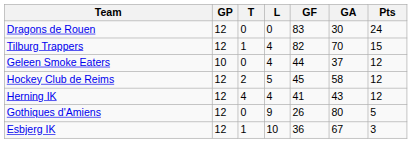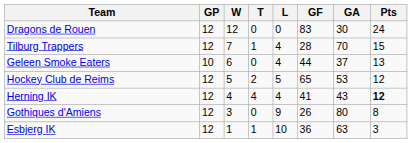+ column: (236, 12)
(298, 46) 82 -> (305, 46) 28
(376, 63) 12 -> (379, 63) 13
(298, 79) 45 -> (305, 79) 65
(337, 79) 58 -> (342, 79) 53
(376, 96) normal -> (379, 96) bold
(373, 113) 5 -> (376, 113) 8
(337, 130) 67 -> (342, 130) 63
